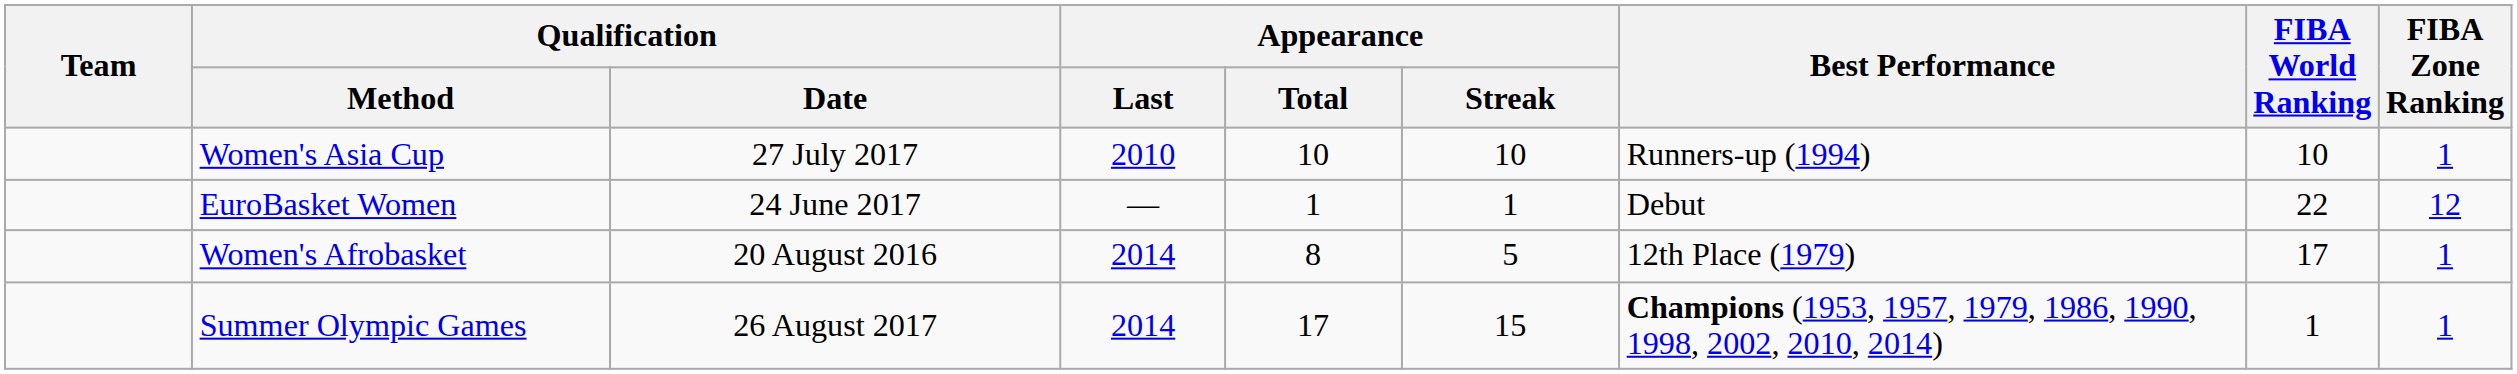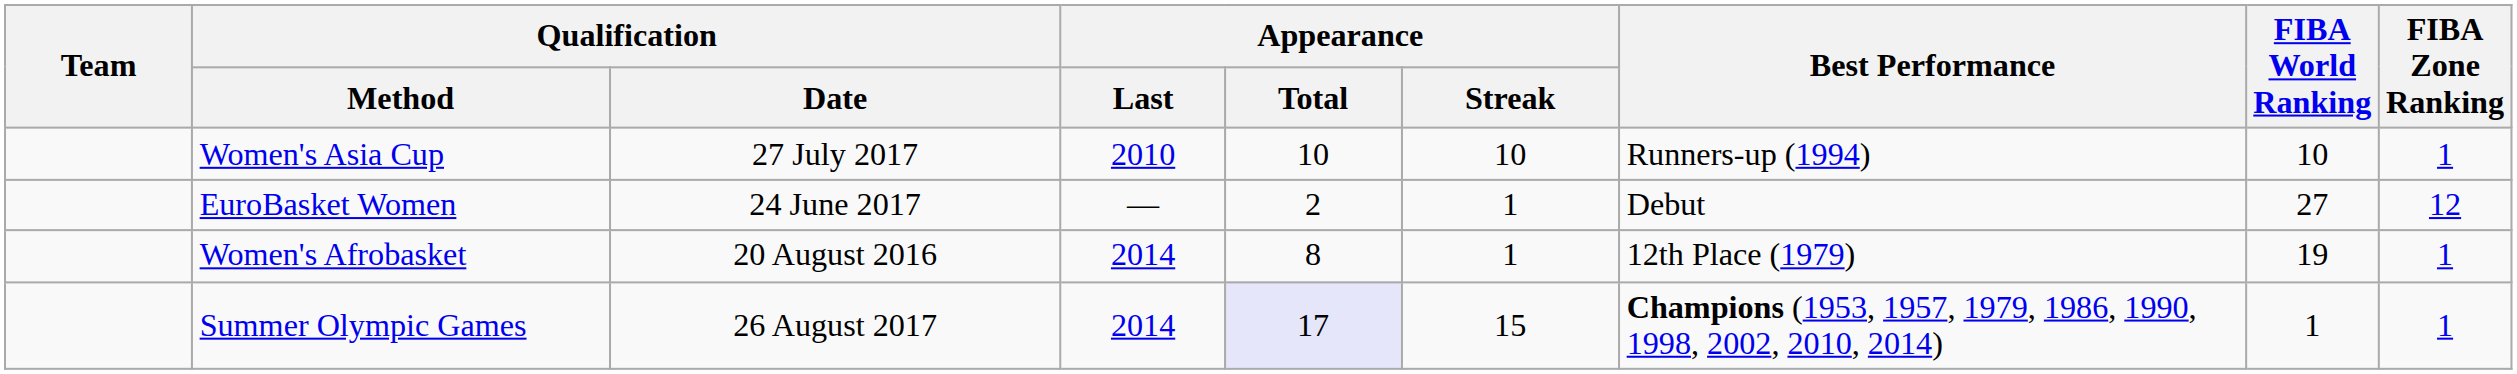(1313, 204) 1 -> (1313, 204) 2
(2312, 204) 22 -> (2312, 204) 27
(1510, 255) 5 -> (1510, 255) 1
(2312, 255) 17 -> (2312, 255) 19
(1313, 324) no background -> (1313, 324) lavender background
